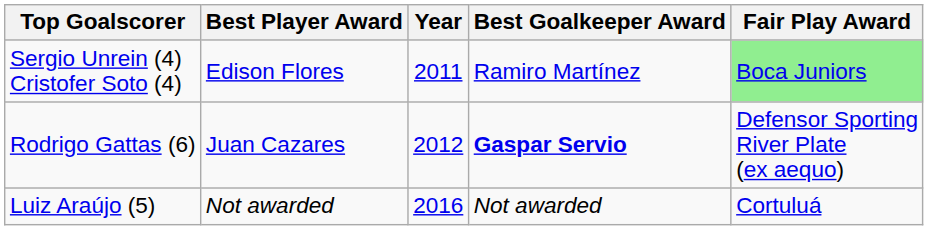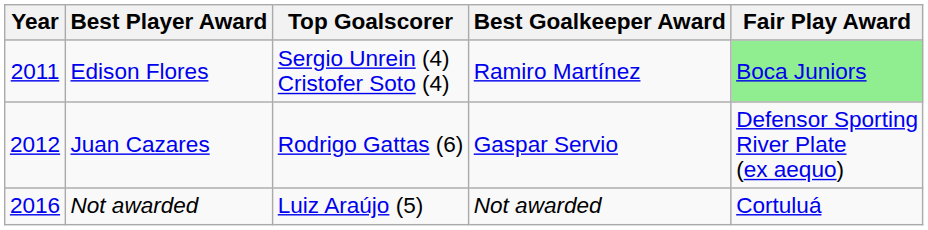columns swapped: (438, 22) <-> (103, 22)
(550, 144) bold -> (546, 144) normal
